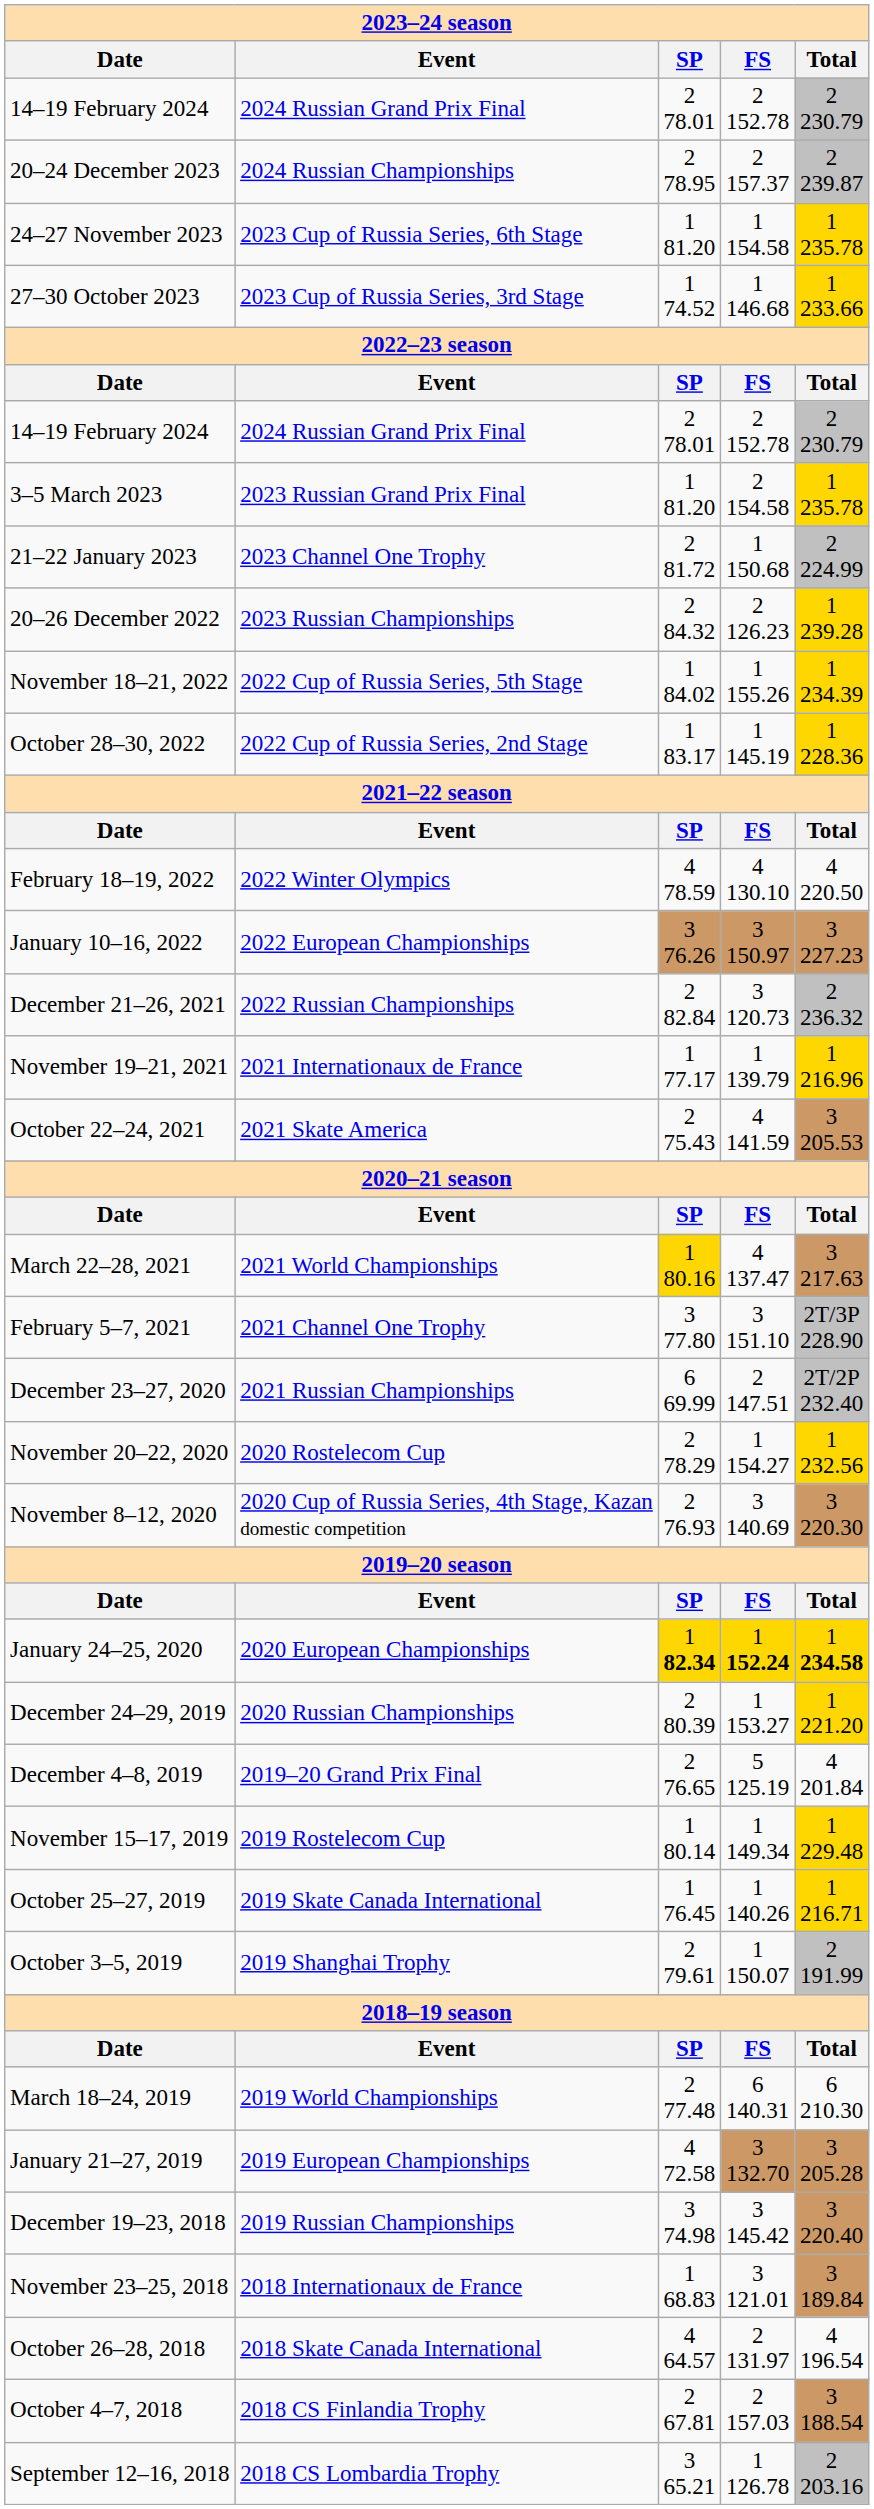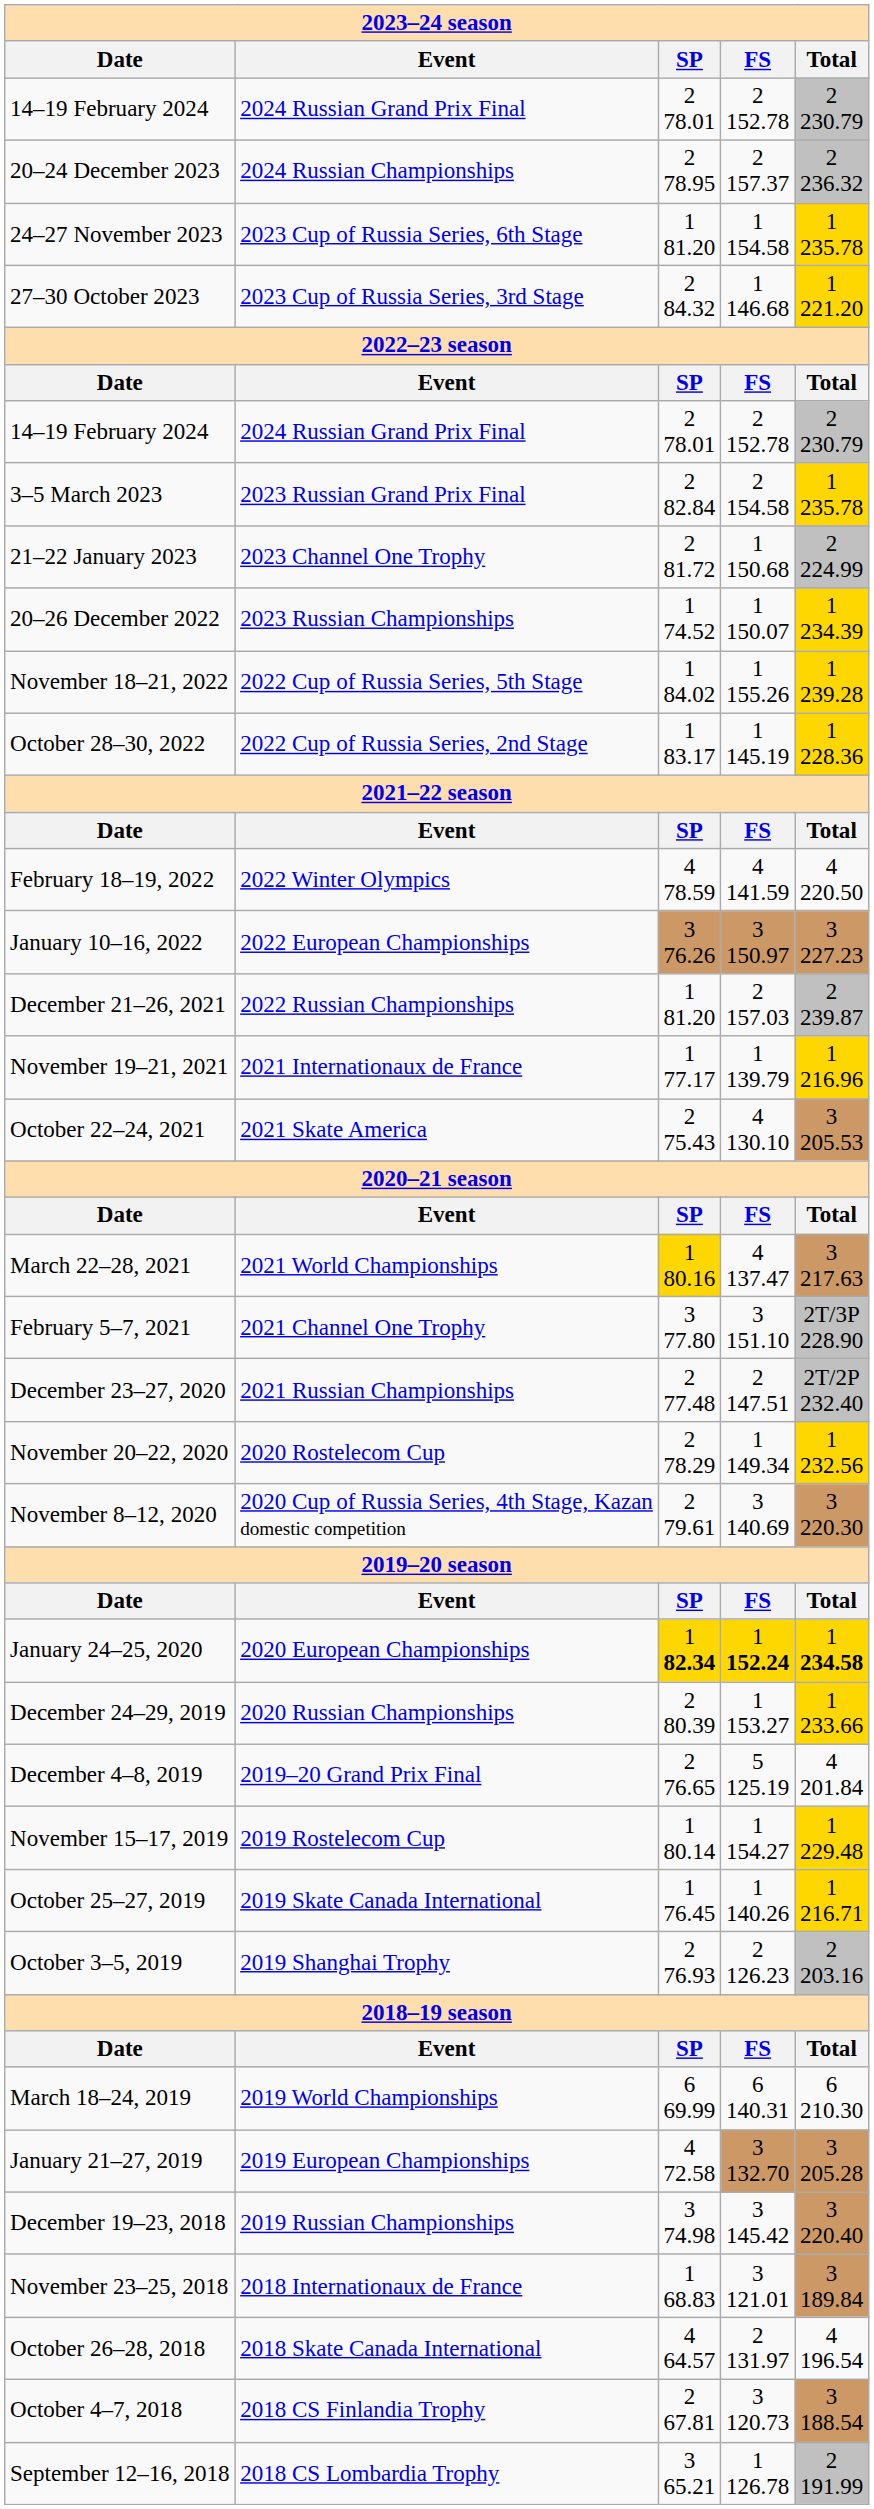(832, 171) 2 239.87 -> (832, 171) 2 236.32
(689, 296) 1 74.52 -> (689, 296) 2 84.32
(832, 296) 1 233.66 -> (832, 296) 1 221.20
(689, 494) 1 81.20 -> (689, 494) 2 82.84
(689, 619) 2 84.32 -> (689, 619) 1 74.52
(758, 619) 2 126.23 -> (758, 619) 1 150.07
(832, 619) 1 239.28 -> (832, 619) 1 234.39
(832, 681) 1 234.39 -> (832, 681) 1 239.28
(758, 879) 4 130.10 -> (758, 879) 4 141.59
(689, 1004) 2 82.84 -> (689, 1004) 1 81.20
(758, 1004) 3 120.73 -> (758, 1004) 2 157.03
(832, 1004) 2 236.32 -> (832, 1004) 2 239.87
(758, 1129) 4 141.59 -> (758, 1129) 4 130.10
(689, 1389) 6 69.99 -> (689, 1389) 2 77.48
(758, 1452) 1 154.27 -> (758, 1452) 1 149.34
(689, 1514) 2 76.93 -> (689, 1514) 2 79.61
(832, 1712) 1 221.20 -> (832, 1712) 1 233.66
(758, 1837) 1 149.34 -> (758, 1837) 1 154.27
(689, 1962) 2 79.61 -> (689, 1962) 2 76.93
(758, 1962) 1 150.07 -> (758, 1962) 2 126.23
(832, 1962) 2 191.99 -> (832, 1962) 2 203.16
(689, 2098) 2 77.48 -> (689, 2098) 6 69.99
(758, 2410) 2 157.03 -> (758, 2410) 3 120.73
(832, 2472) 2 203.16 -> (832, 2472) 2 191.99
